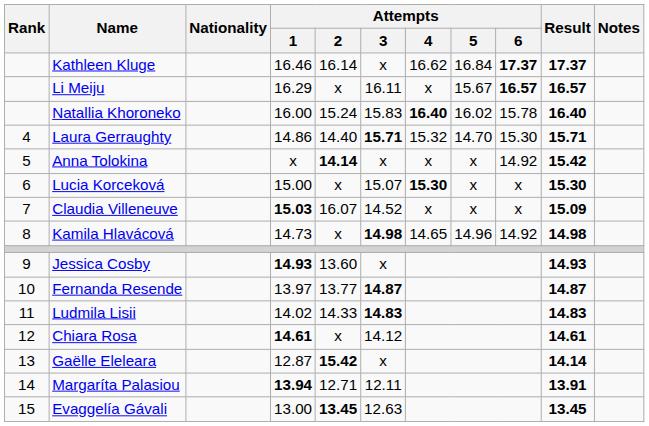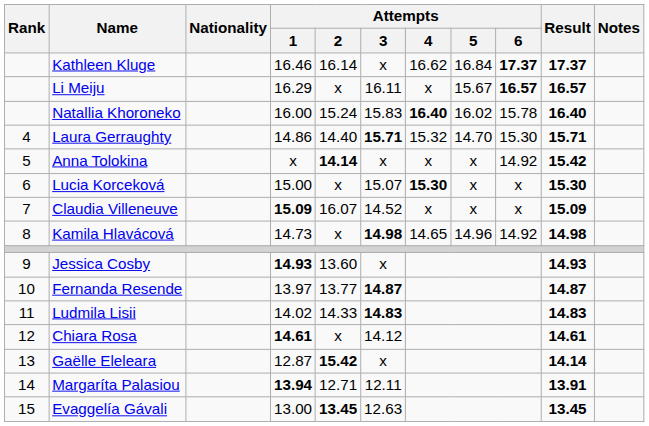(293, 209) 15.03 -> (293, 209) 15.09
